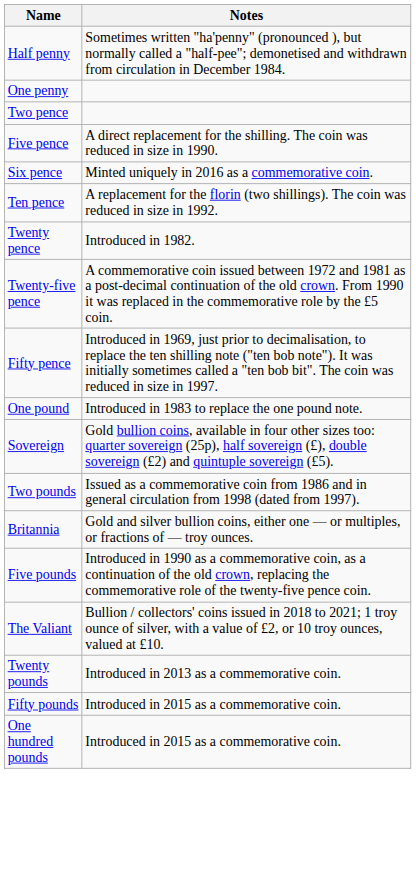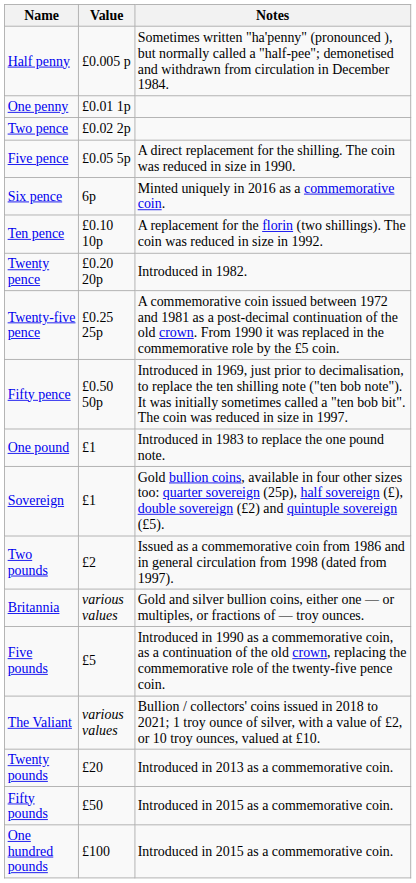+ column: (107, 15)
